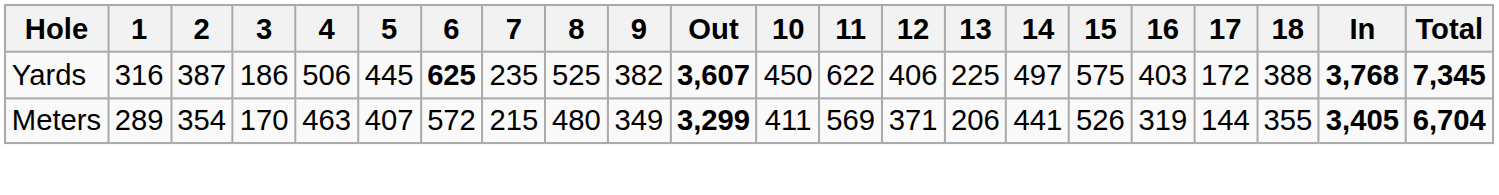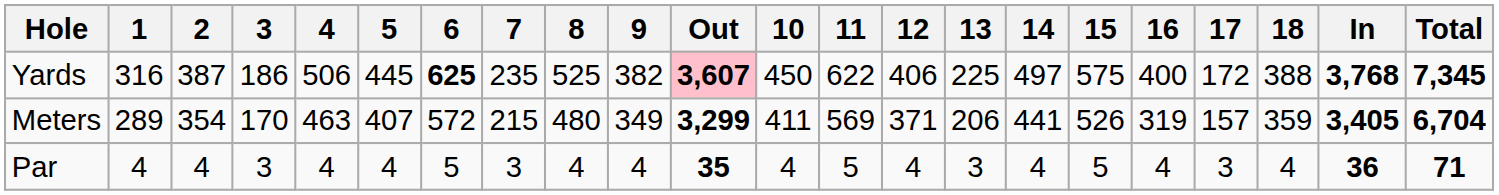(714, 75) no background -> (714, 75) pink background
(1163, 75) 403 -> (1163, 75) 400
(1225, 121) 144 -> (1225, 121) 157
(1288, 121) 355 -> (1288, 121) 359
+ row: (35, 167)
